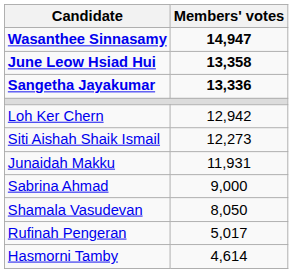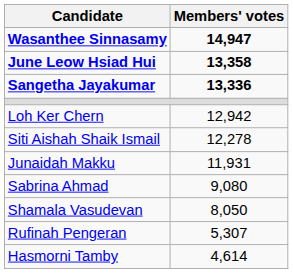(229, 139) 12,273 -> (229, 139) 12,278
(229, 186) 9,000 -> (229, 186) 9,080
(229, 233) 5,017 -> (229, 233) 5,307
